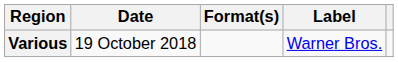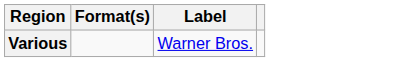- column: (136, 17)
